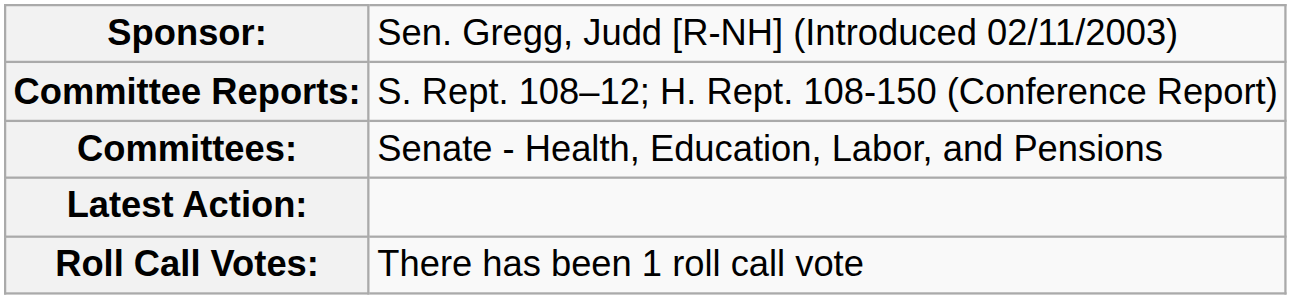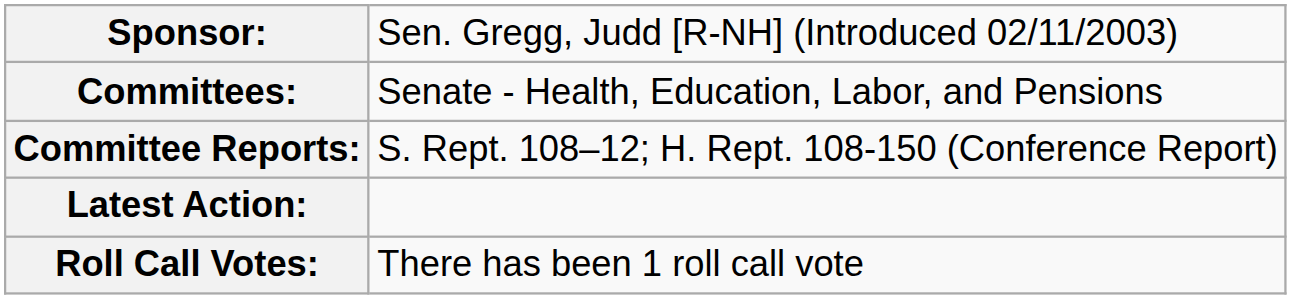rows swapped: (187, 148) <-> (187, 90)
